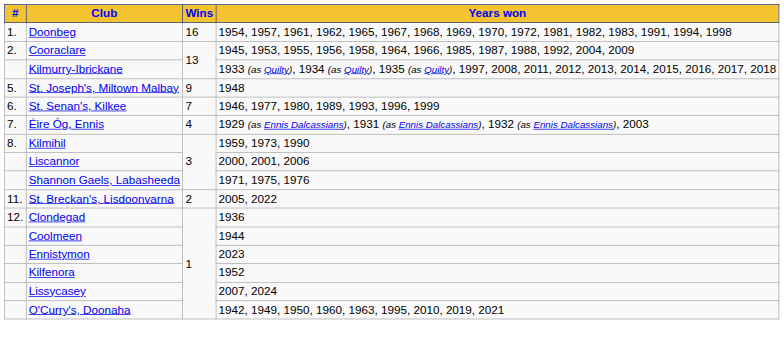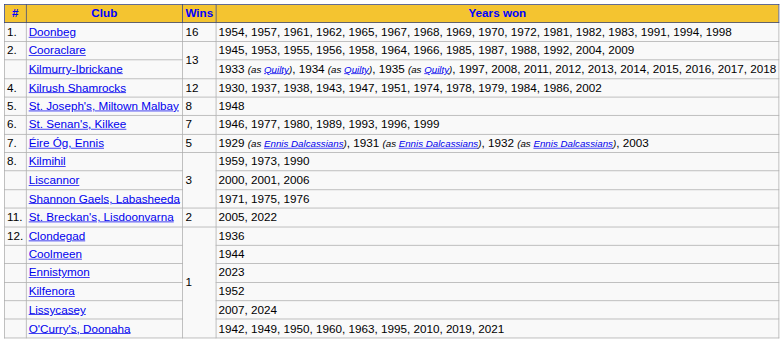+ row: (77, 87)
(189, 87) 9 -> (189, 106) 8
(189, 124) 4 -> (189, 143) 5
